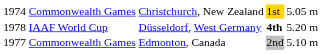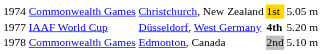(14, 27) 1978 -> (14, 27) 1977
(14, 42) 1977 -> (14, 42) 1978
